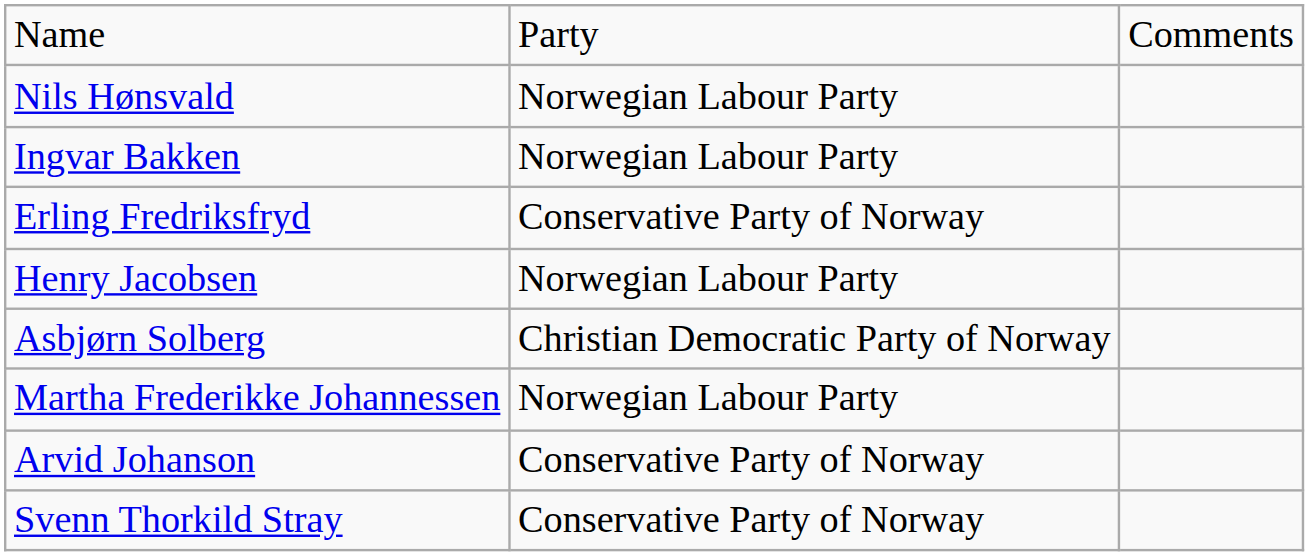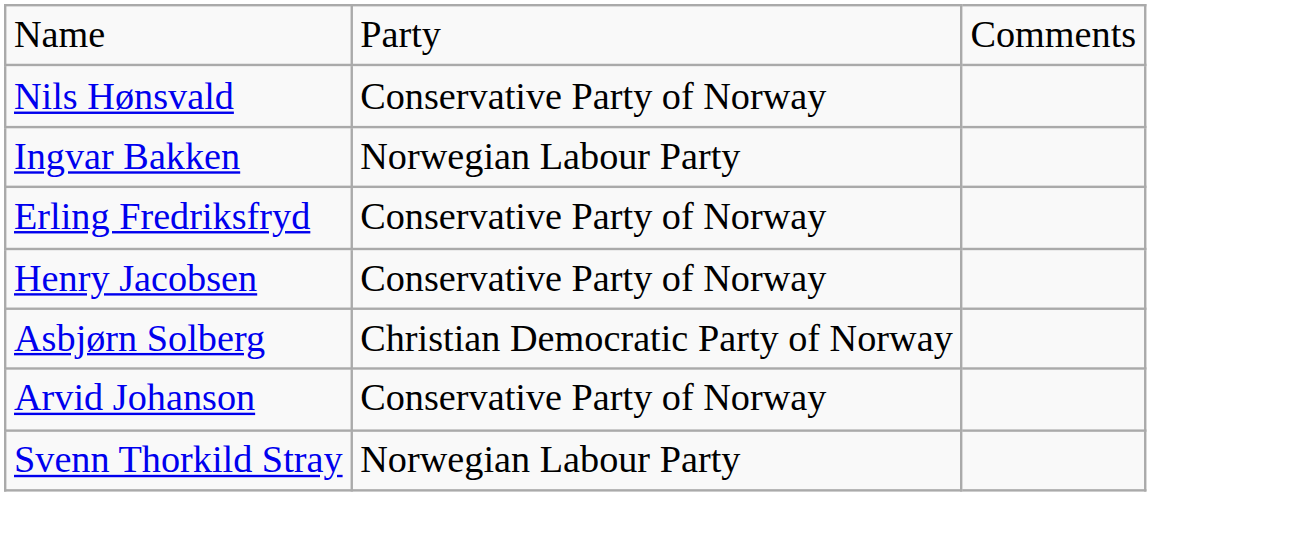(708, 95) Norwegian Labour Party -> (593, 95) Conservative Party of Norway
(708, 277) Norwegian Labour Party -> (593, 277) Conservative Party of Norway
- row: (257, 398)
(751, 519) Conservative Party of Norway -> (550, 459) Norwegian Labour Party
